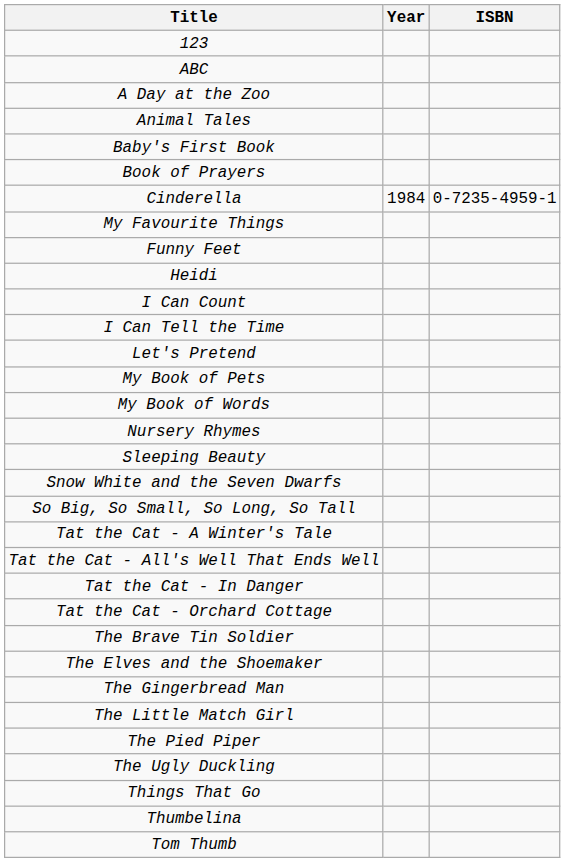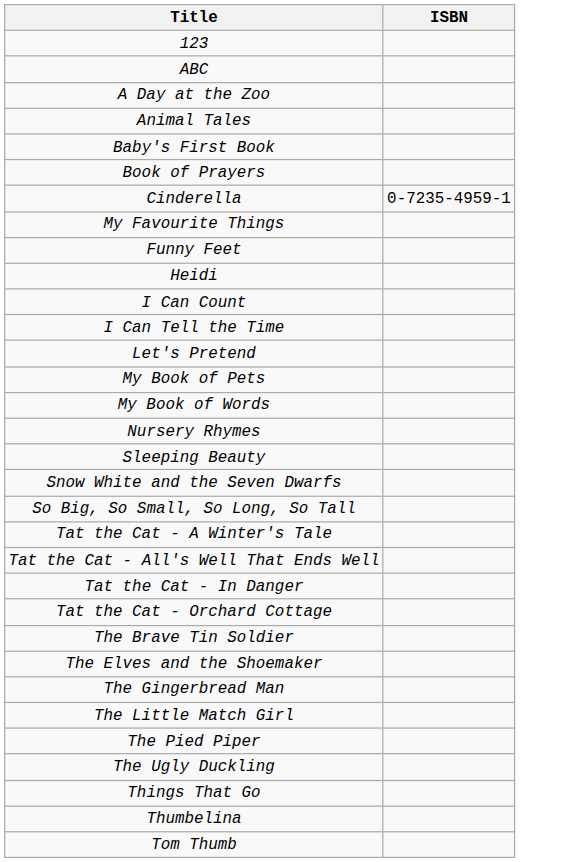- column: (406, 18)
